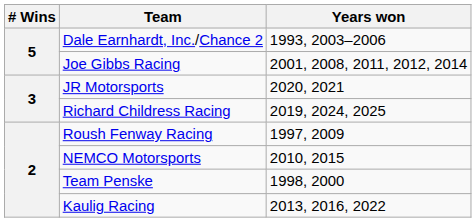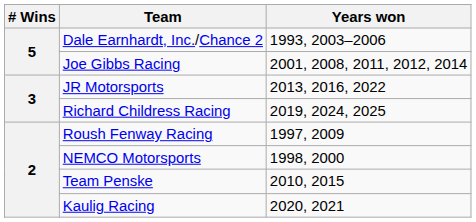(307, 87) 2020, 2021 -> (328, 87) 2013, 2016, 2022
(307, 158) 2010, 2015 -> (307, 158) 1998, 2000
(307, 182) 1998, 2000 -> (307, 182) 2010, 2015
(328, 205) 2013, 2016, 2022 -> (307, 205) 2020, 2021
